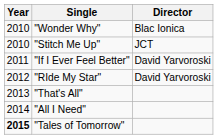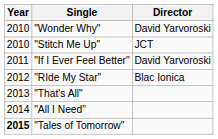(159, 28) Blac Ionica -> (173, 28) David Yarvoroski
(173, 77) David Yarvoroski -> (159, 77) Blac Ionica
